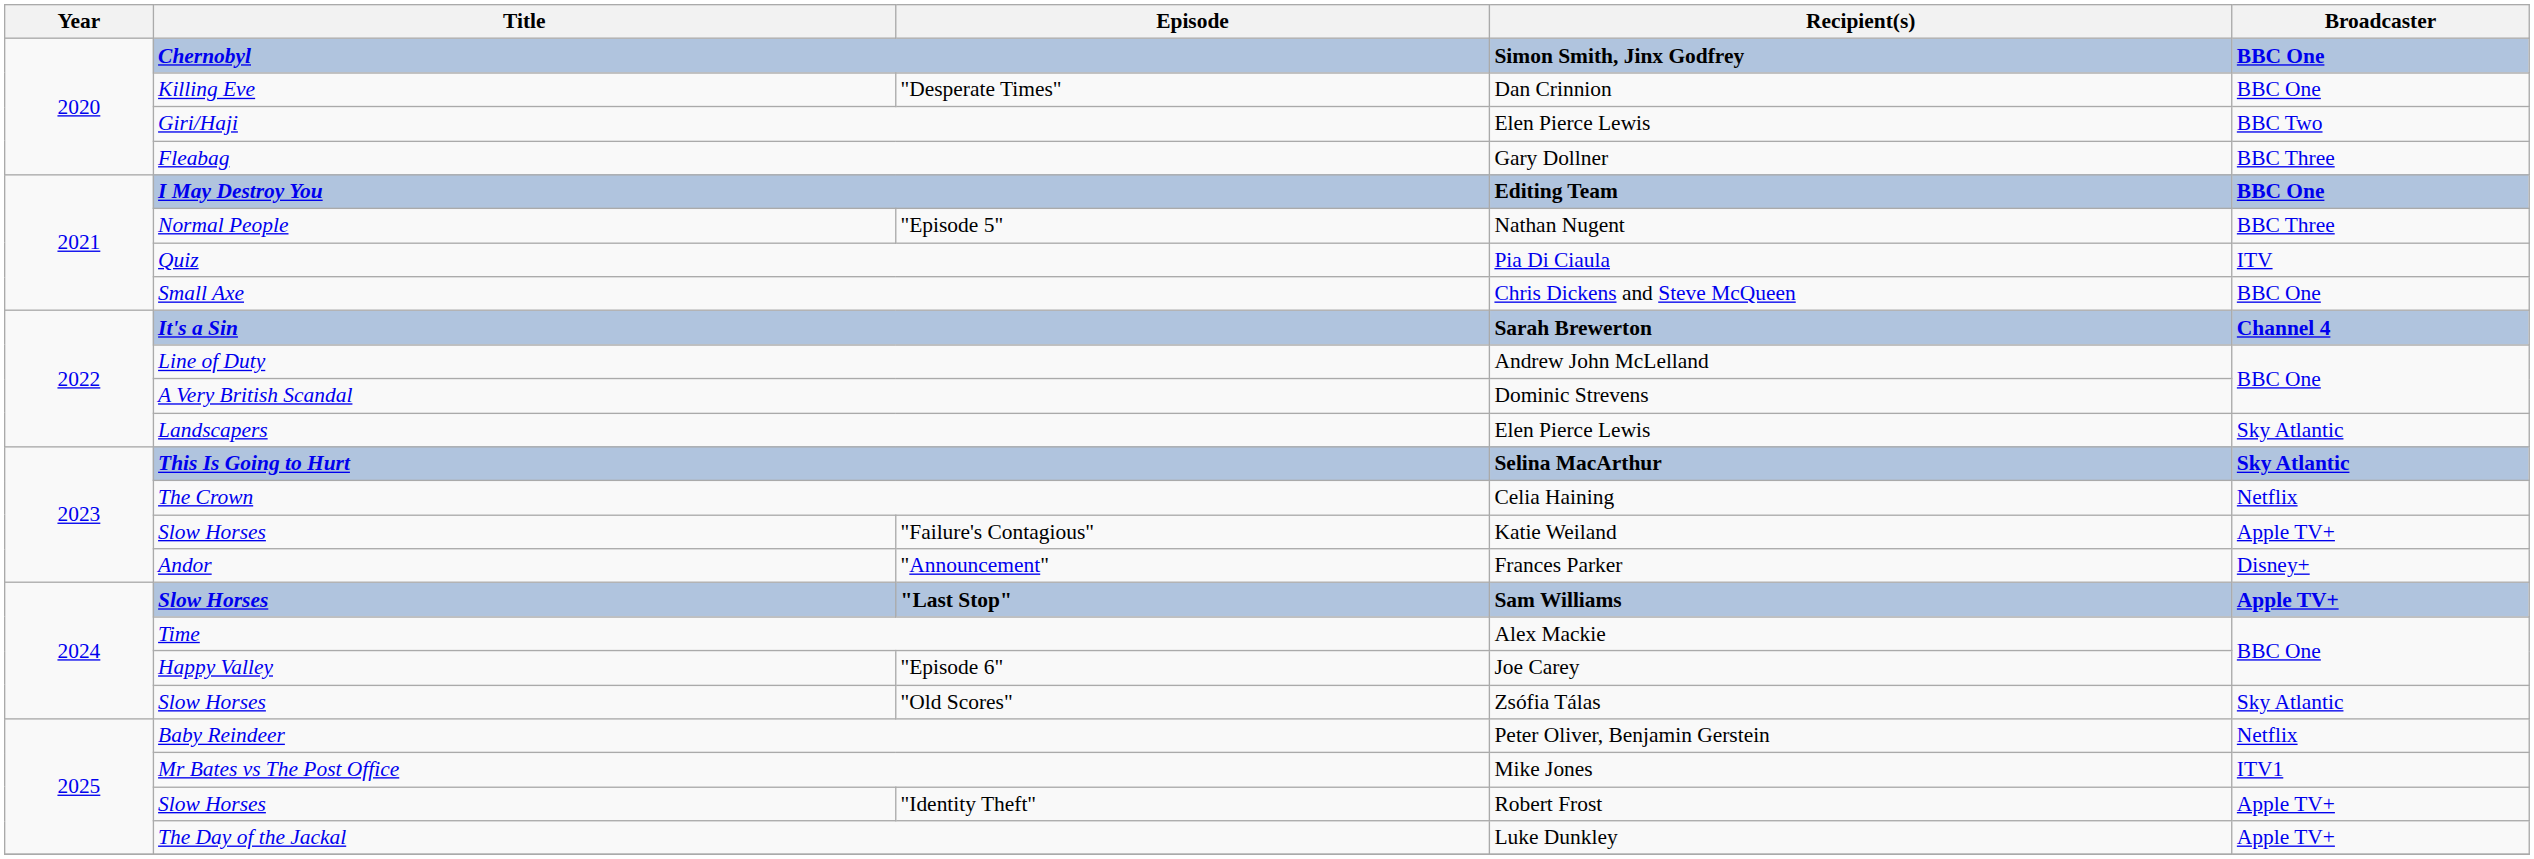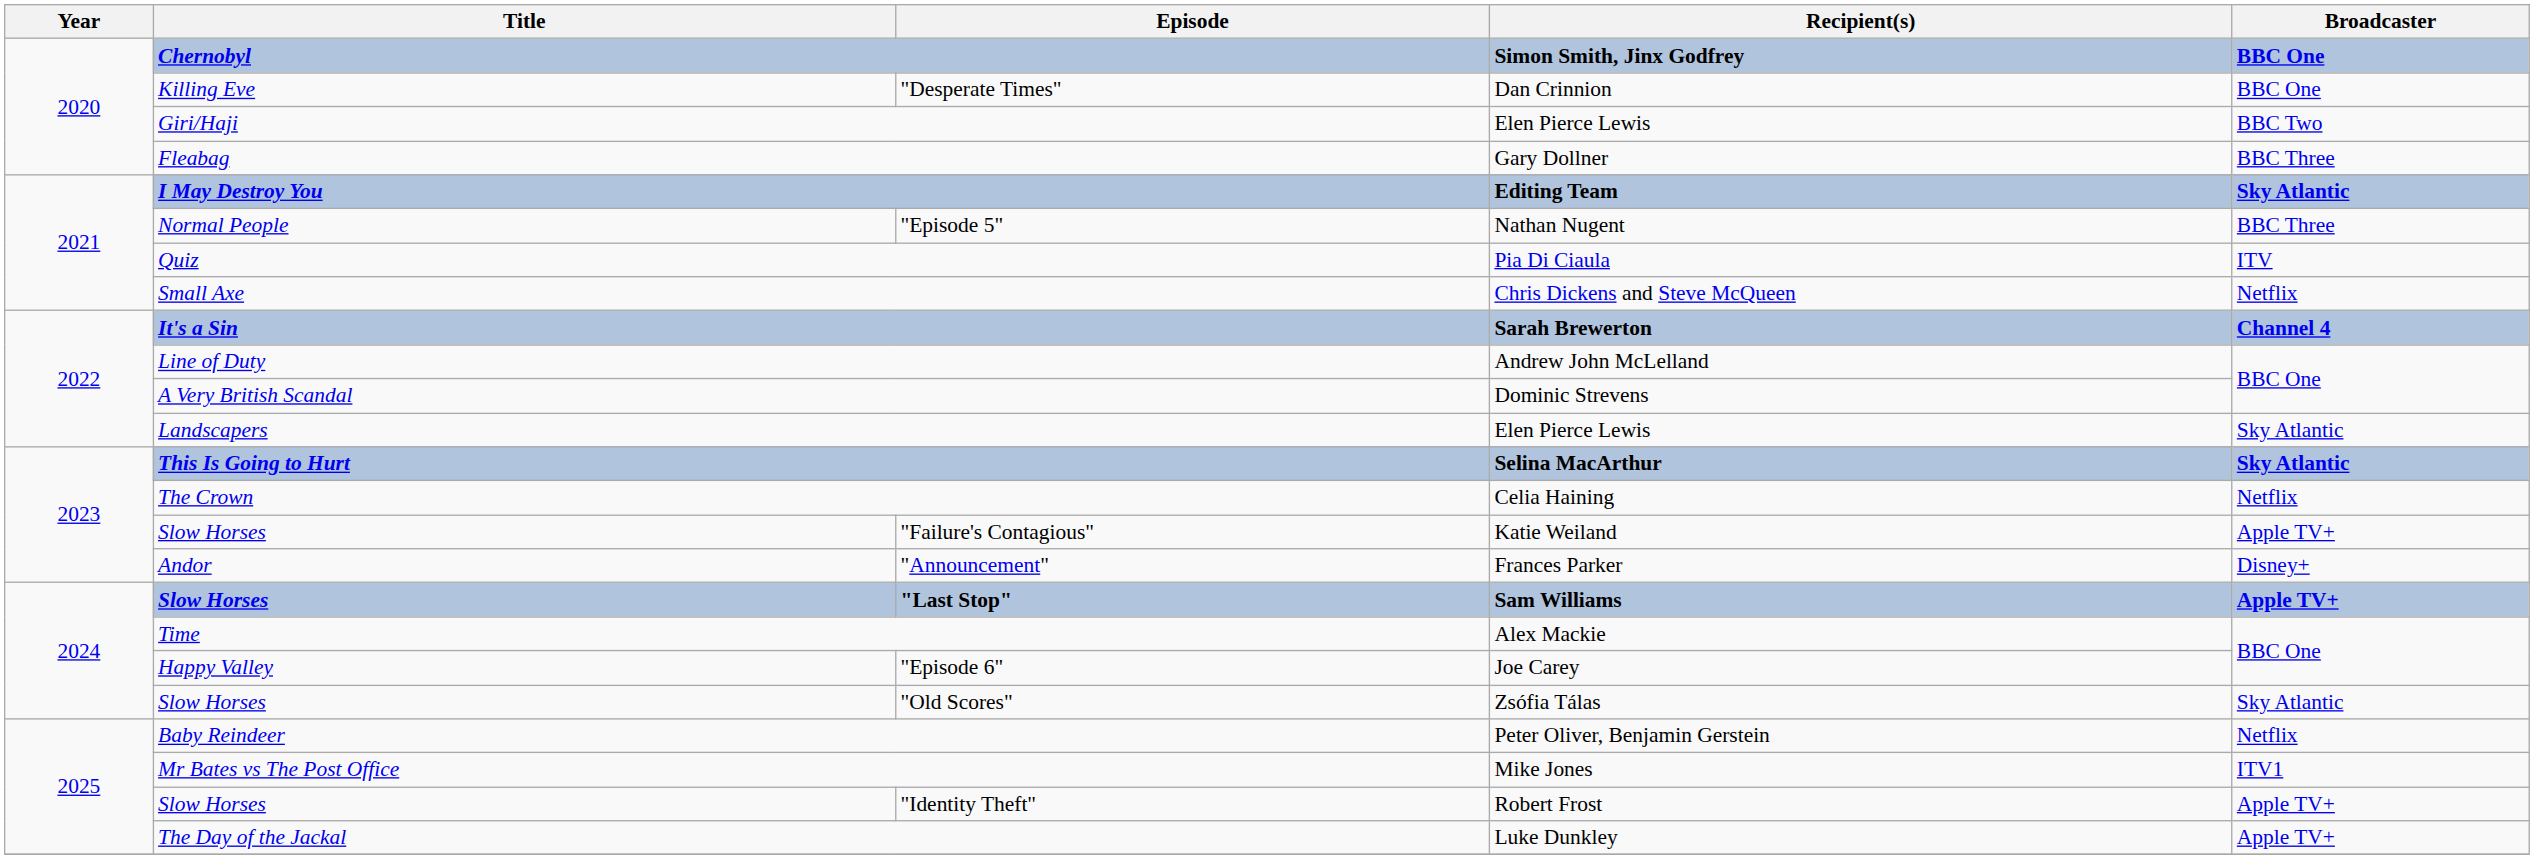(2281, 191) BBC One -> (2293, 191) Sky Atlantic
(2279, 293) BBC One -> (2267, 293) Netflix
